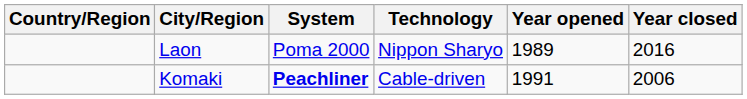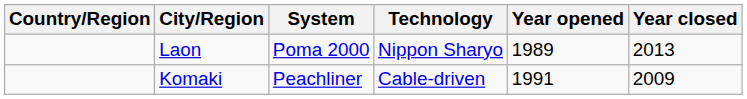(654, 49) 2016 -> (654, 49) 2013
(321, 79) bold -> (317, 79) normal
(654, 79) 2006 -> (654, 79) 2009
